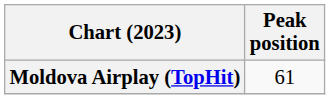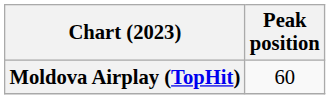(285, 76) 61 -> (285, 76) 60
